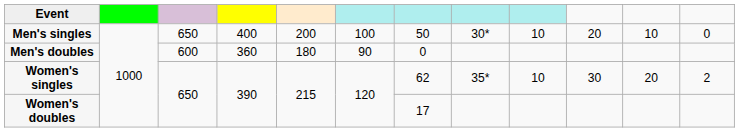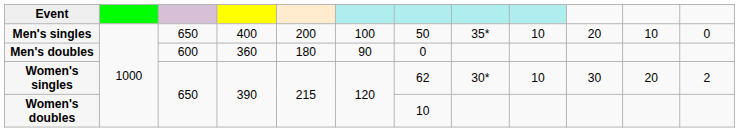(480, 33) 30* -> (480, 33) 35*
(480, 78) 35* -> (480, 78) 30*
(423, 111) 17 -> (423, 111) 10
